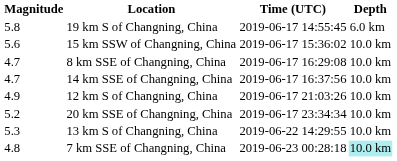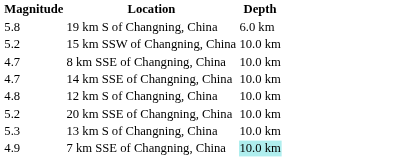- column: (293, 9)
(12, 44) 5.6 -> (12, 44) 5.2
(12, 96) 4.9 -> (12, 96) 4.8
(12, 148) 4.8 -> (12, 148) 4.9
